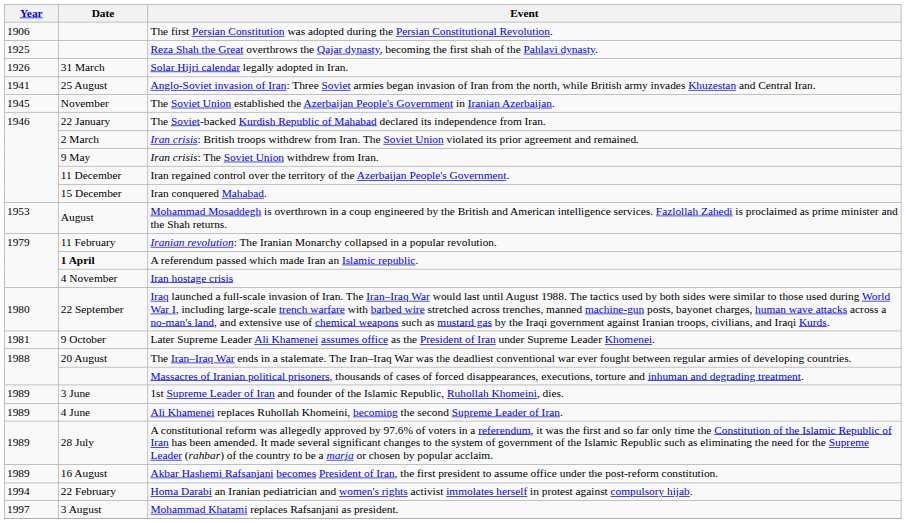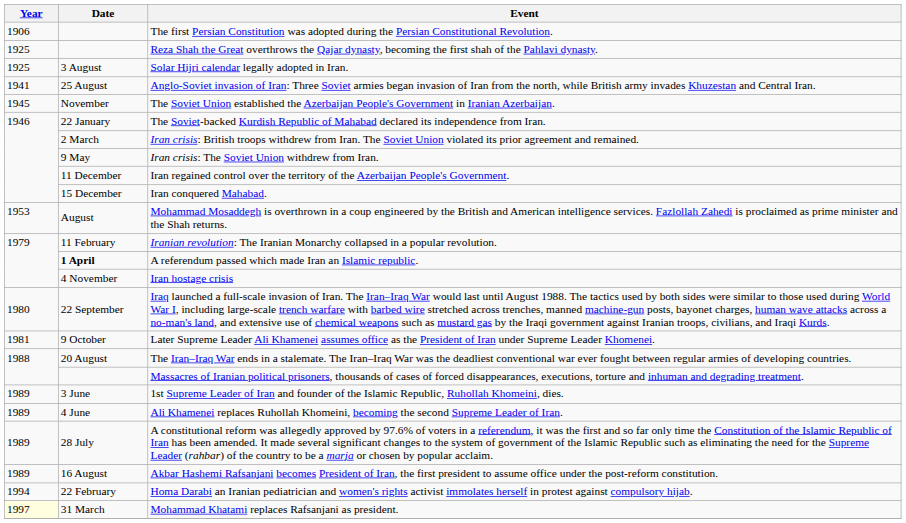(18, 67) 1926 -> (18, 67) 1925
(83, 67) 31 March -> (81, 67) 3 August
(18, 509) no background -> (18, 509) lightyellow background
(81, 509) 3 August -> (83, 509) 31 March
